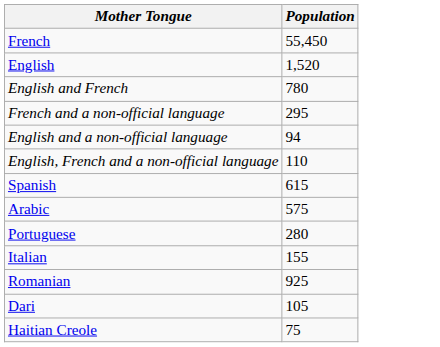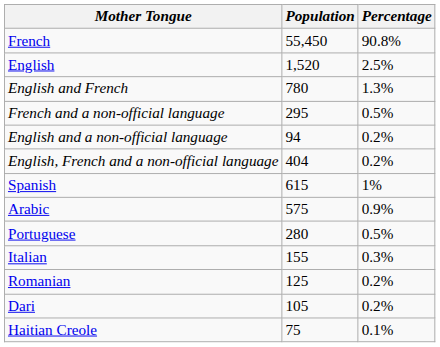+ column: (397, 16)
(297, 161) 110 -> (297, 161) 404
(297, 281) 925 -> (297, 281) 125
